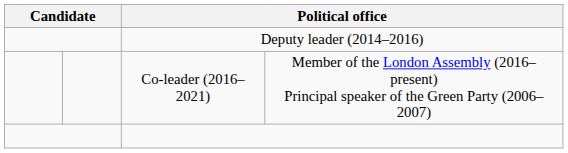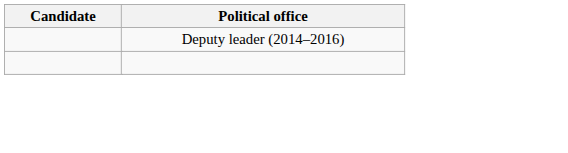- row: (193, 87)
